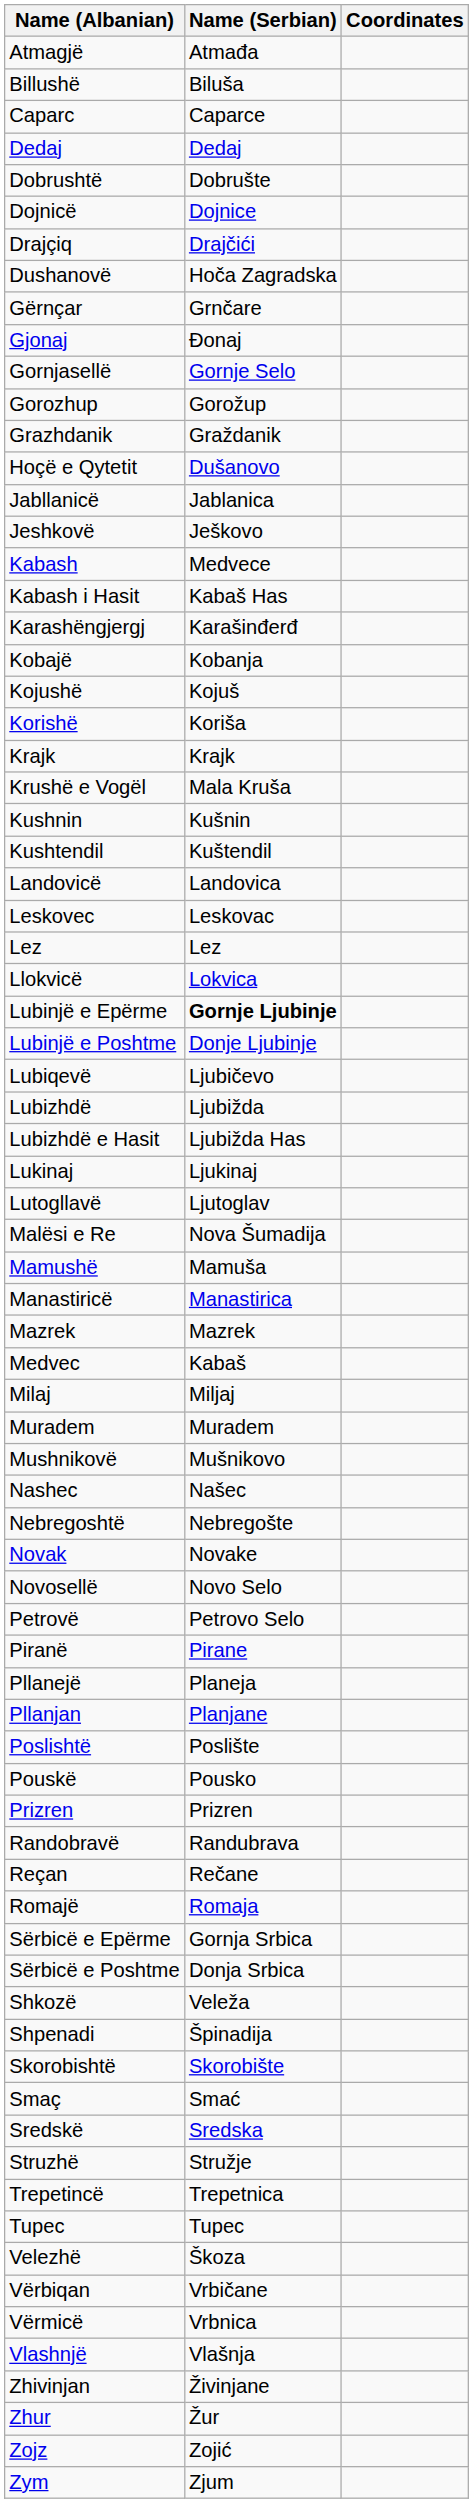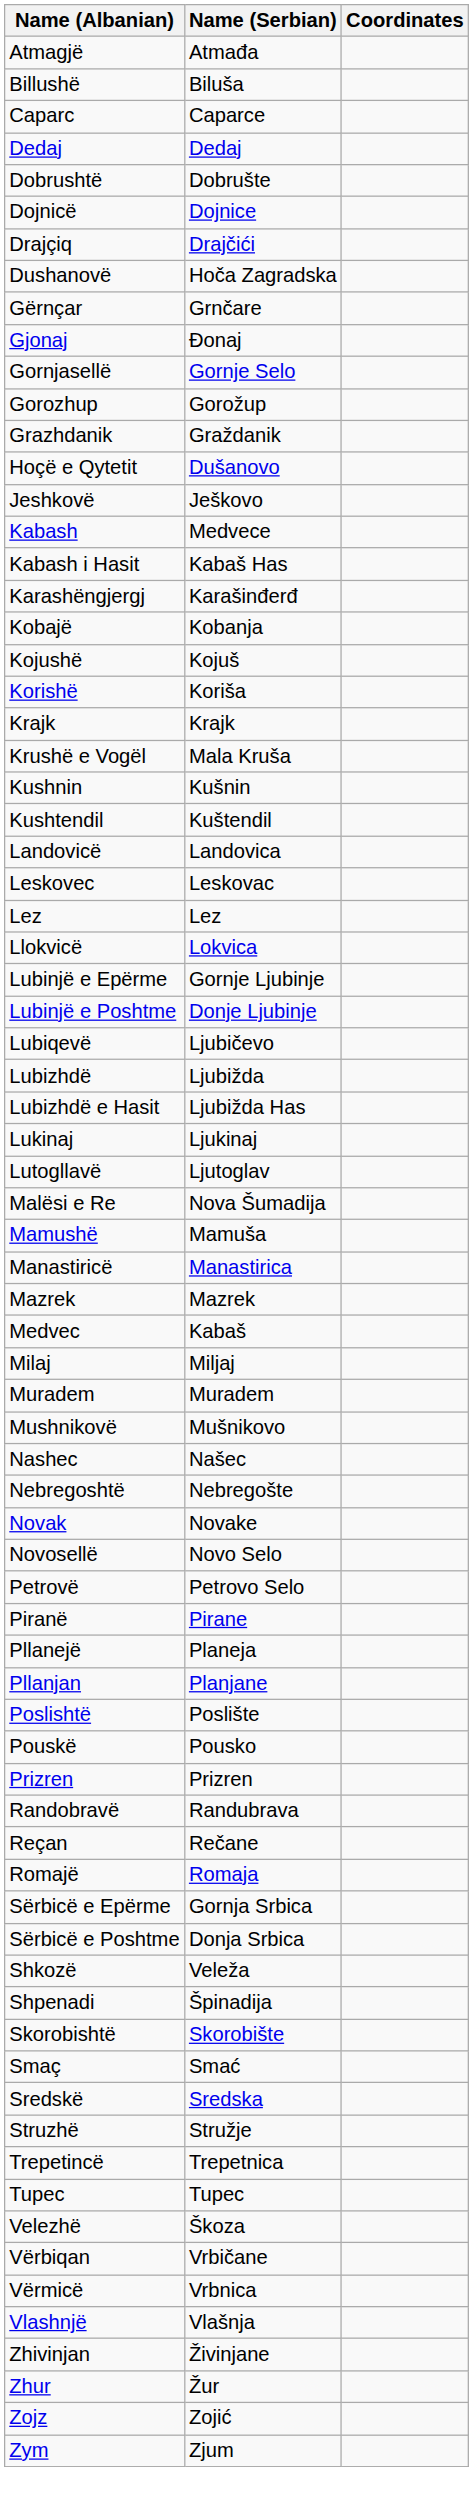- row: (54, 500)
(263, 1011) bold -> (257, 979) normal
